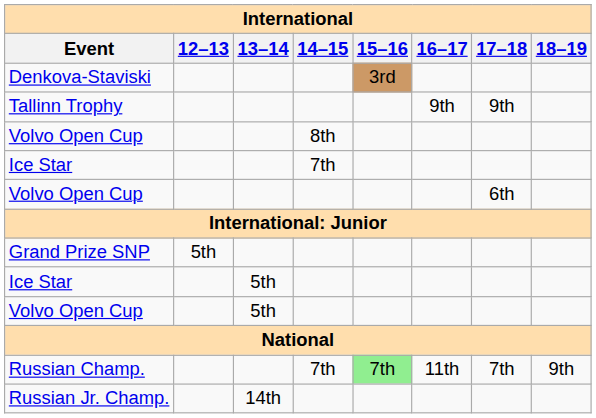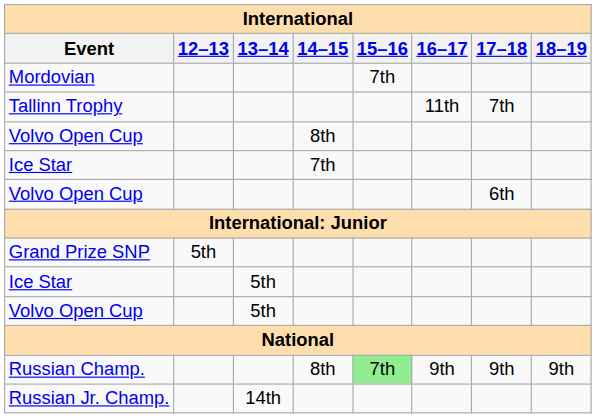- row: (80, 77)
+ row: (52, 77)
(442, 106) 9th -> (442, 106) 11th
(502, 106) 9th -> (502, 106) 7th
(323, 369) 7th -> (323, 369) 8th
(442, 369) 11th -> (442, 369) 9th
(502, 369) 7th -> (502, 369) 9th
